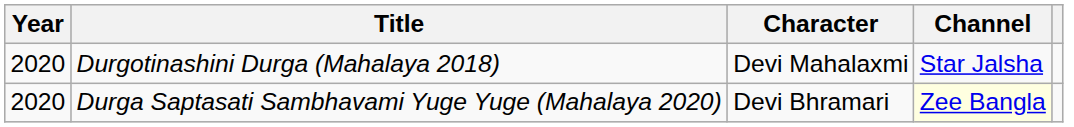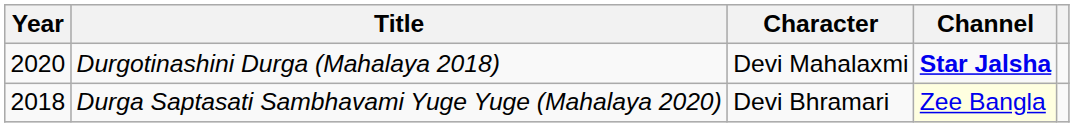(981, 63) normal -> (986, 63) bold
(38, 102) 2020 -> (38, 102) 2018
